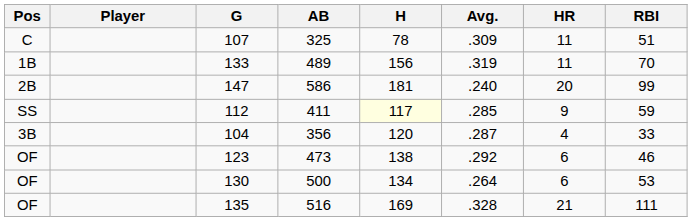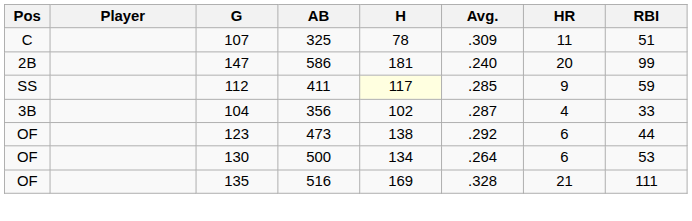- row: (237, 63)
(401, 134) 120 -> (401, 110) 102
(646, 157) 46 -> (646, 134) 44
